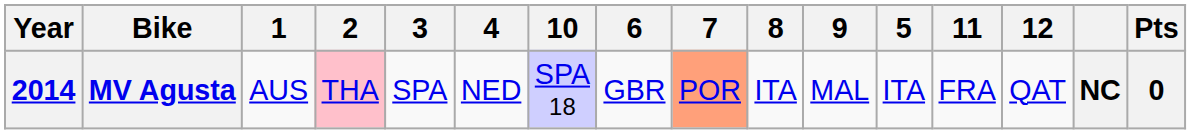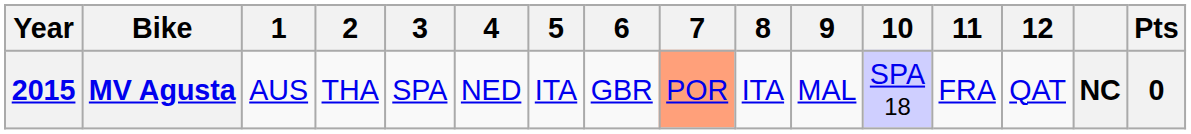columns swapped: (904, 28) <-> (562, 28)
(44, 89) 2014 -> (44, 89) 2015
(350, 89) pink background -> (350, 89) no background
